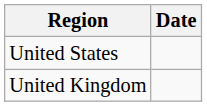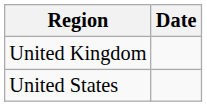rows swapped: (78, 85) <-> (64, 52)
